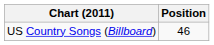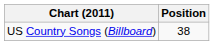(184, 31) 46 -> (184, 31) 38
